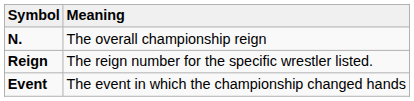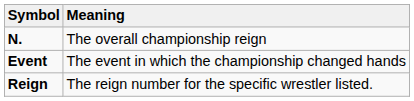rows swapped: (28, 61) <-> (27, 84)
